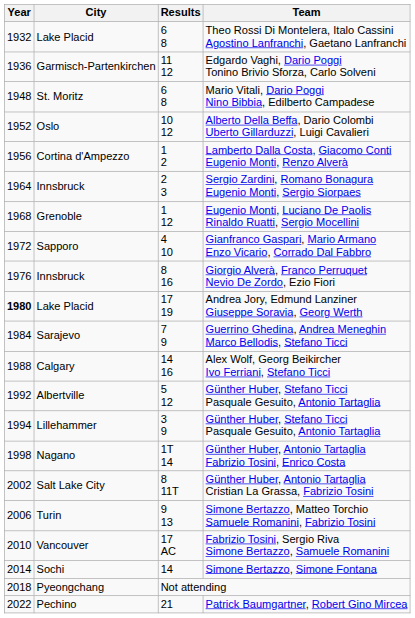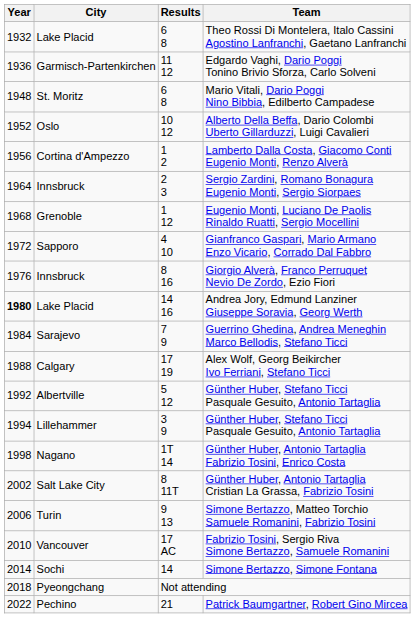(167, 306) 17 19 -> (167, 306) 14 16
(167, 366) 14 16 -> (167, 366) 17 19
